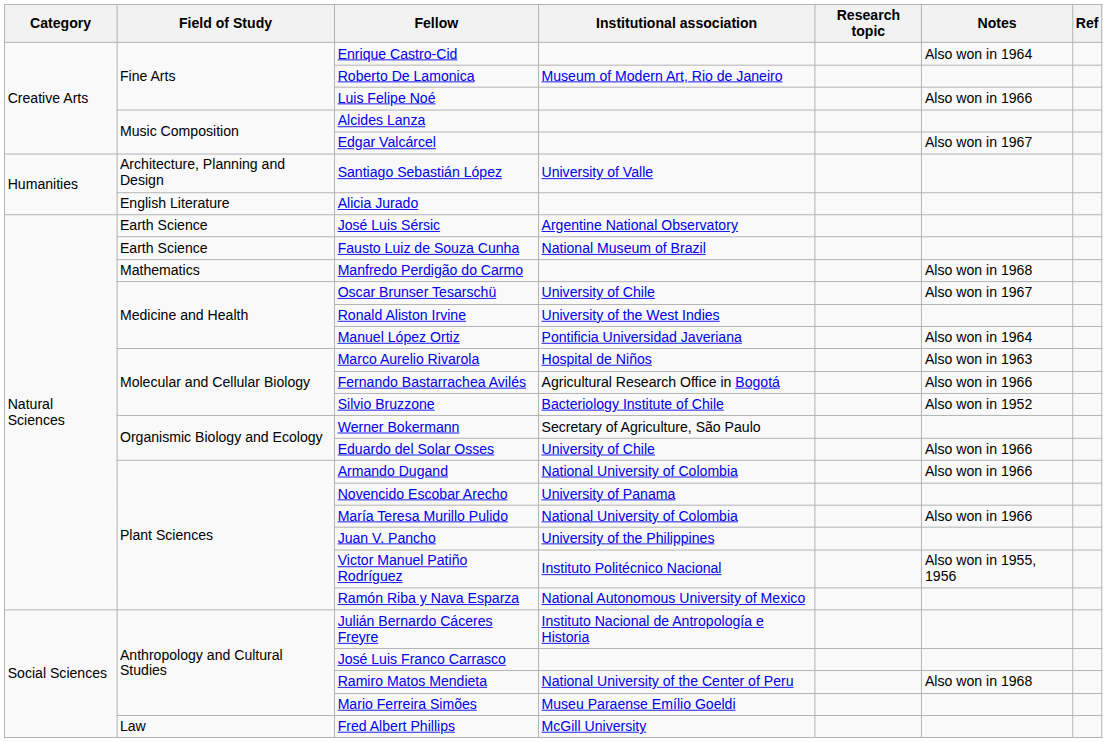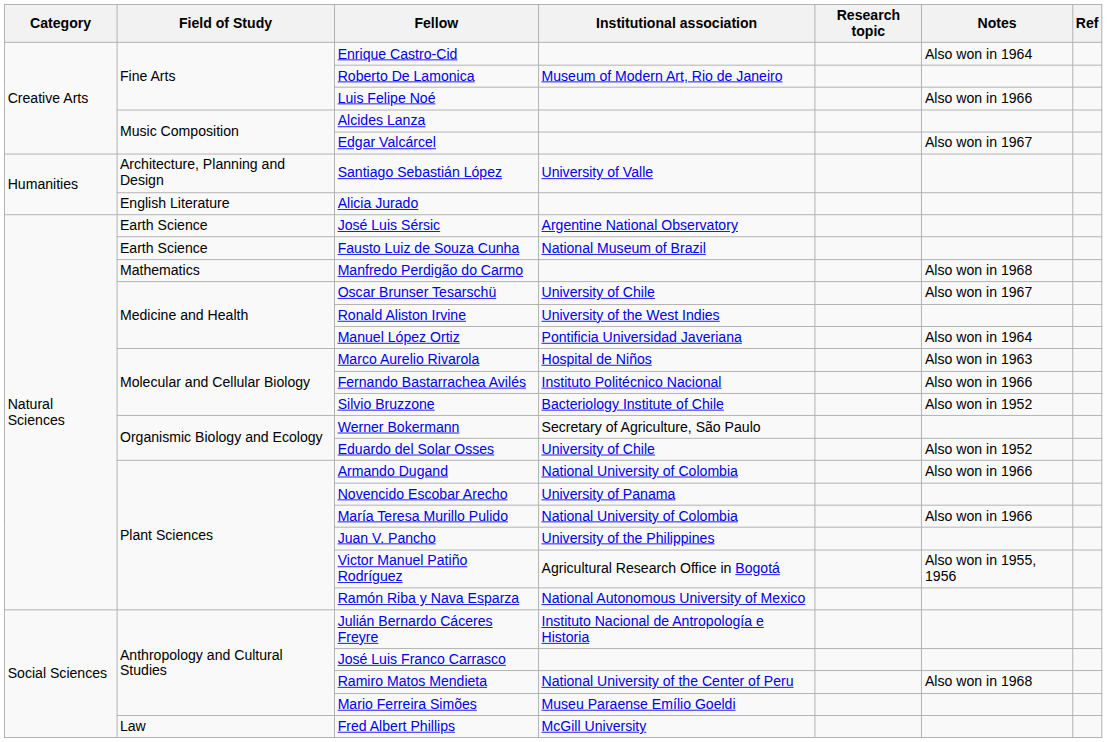(661, 382) Agricultural Research Office in Bogotá -> (631, 382) Instituto Politécnico Nacional
(979, 449) Also won in 1966 -> (979, 449) Also won in 1952
(631, 568) Instituto Politécnico Nacional -> (661, 568) Agricultural Research Office in Bogotá
